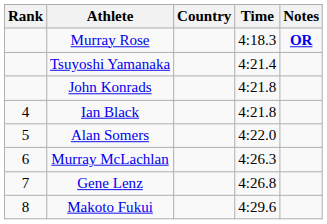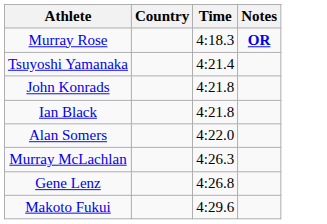- column: (25, 16)
